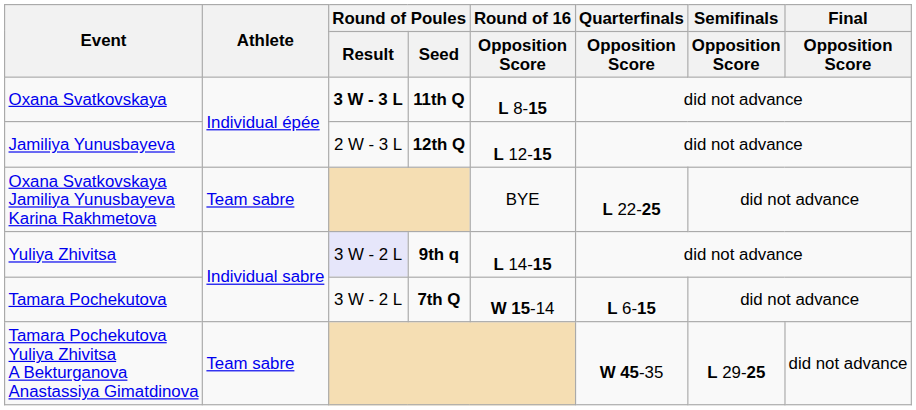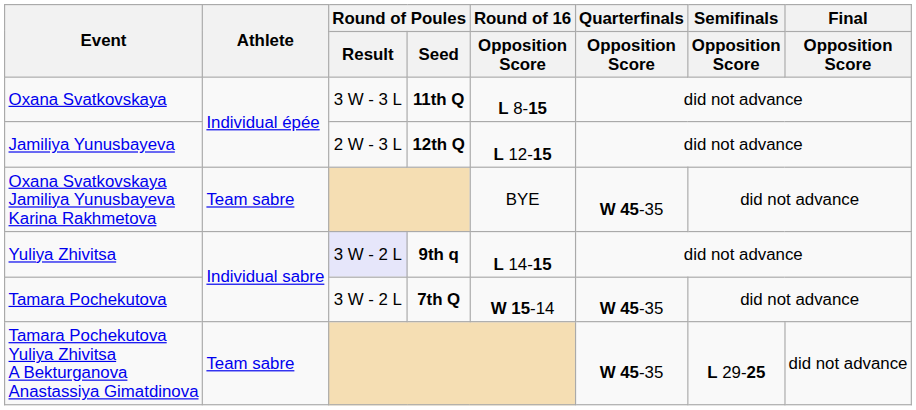(368, 100) bold -> (368, 100) normal
(631, 209) L 22-25 -> (631, 209) W 45-35
(631, 309) L 6-15 -> (631, 309) W 45-35
